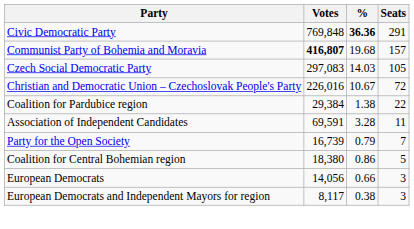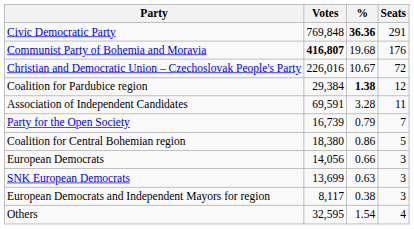(397, 50) 157 -> (397, 50) 176
- row: (79, 68)
(365, 104) normal -> (365, 86) bold
(400, 104) 22 -> (400, 86) 12
+ row: (68, 178)
+ row: (22, 214)
